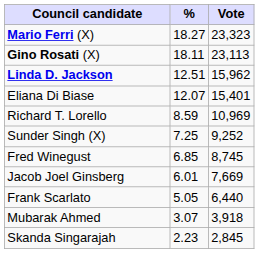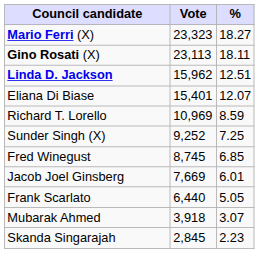columns swapped: (231, 14) <-> (189, 14)
